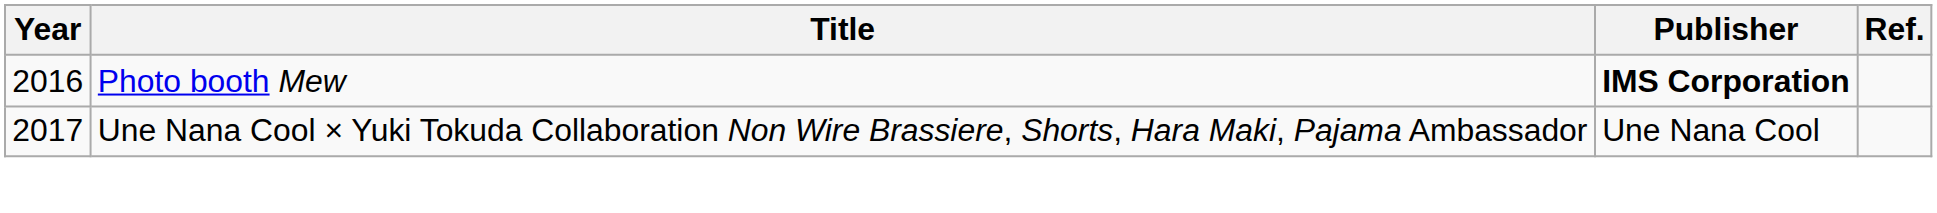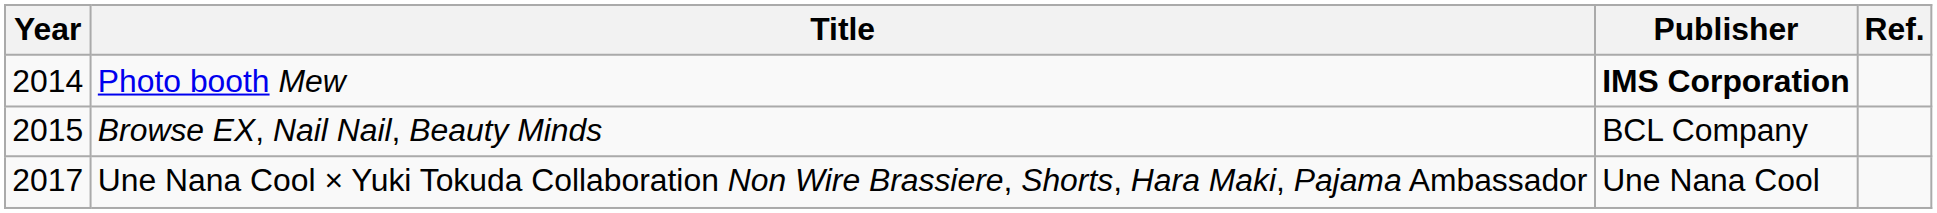(48, 80) 2016 -> (48, 80) 2014
+ row: (350, 130)
